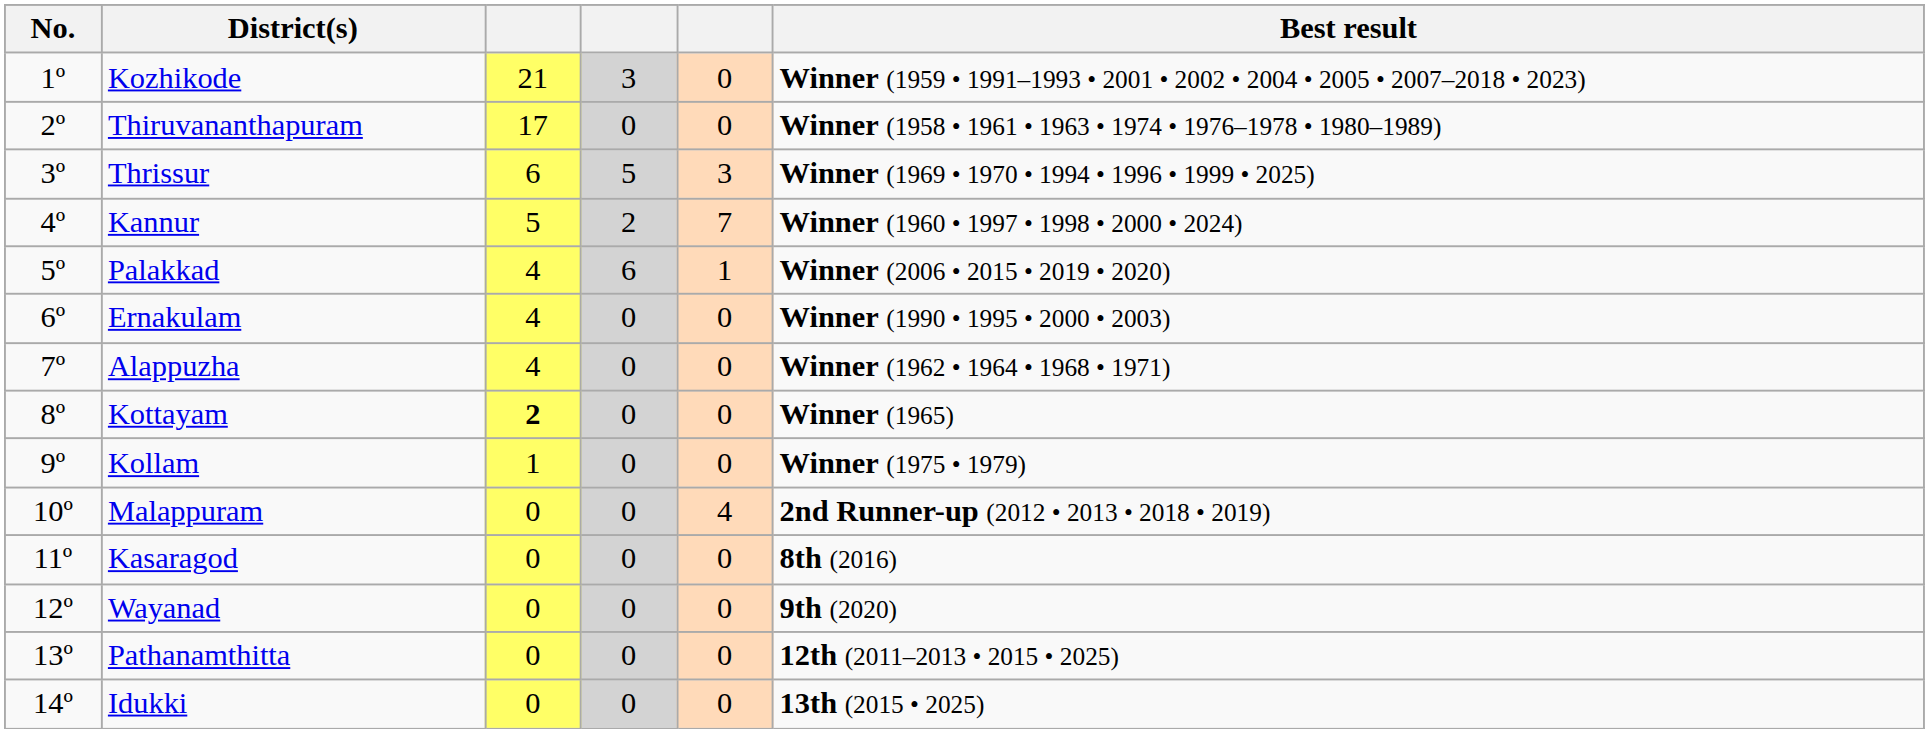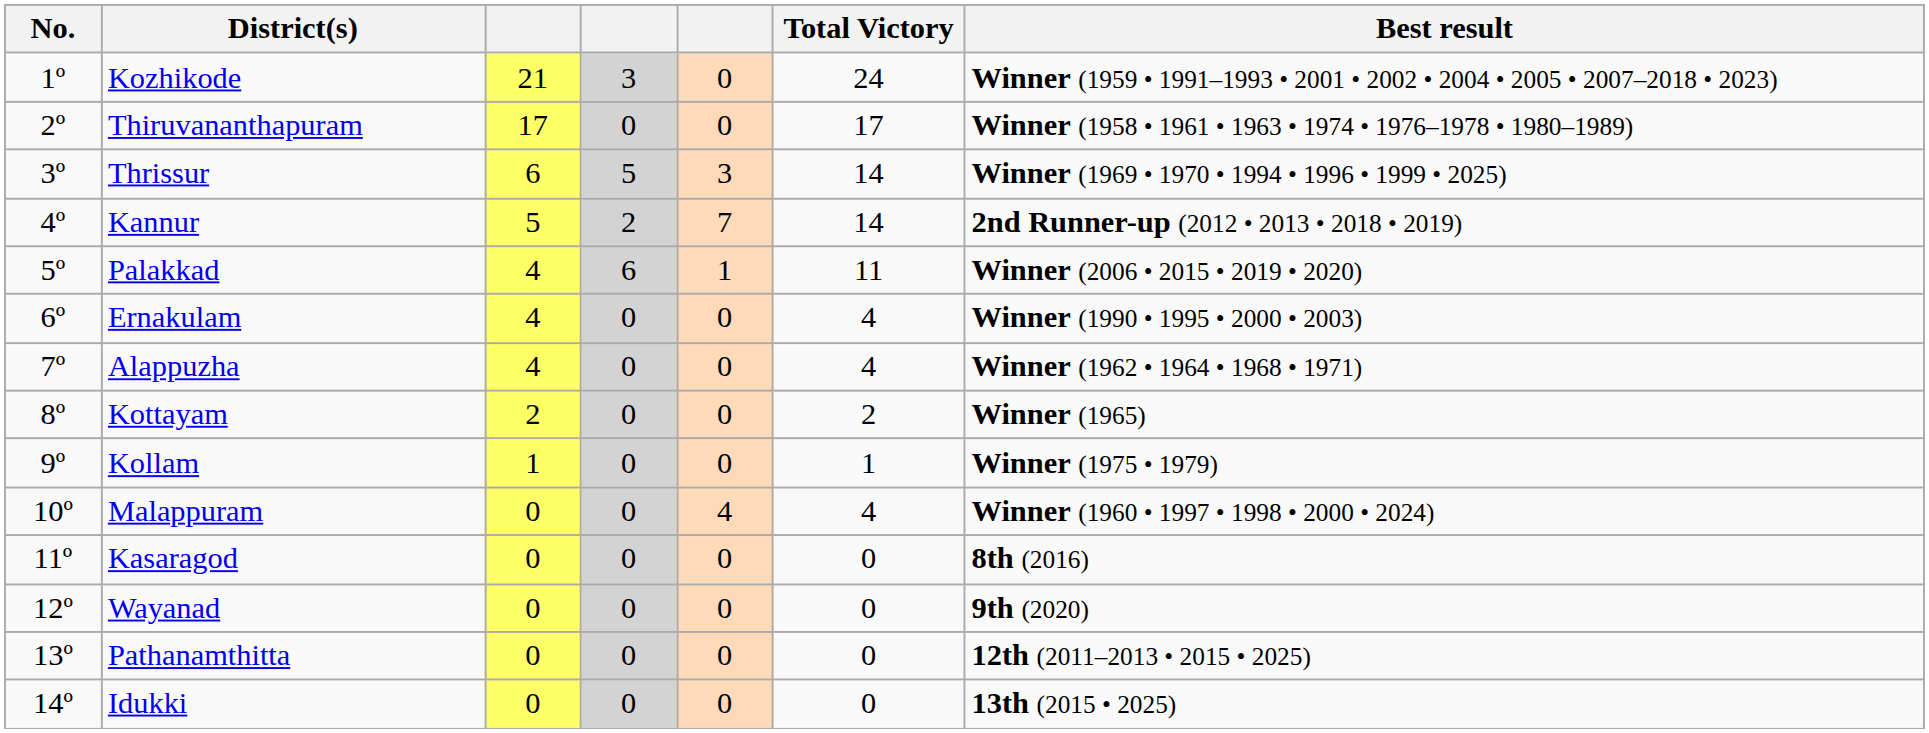+ column: (869, 28)
(1011, 221) Winner (1960 • 1997 • 1998 • 2000 • 2024) -> (1217, 221) 2nd Runner-up (2012 • 2013 • 2018 • 2019)
(533, 414) bold -> (533, 414) normal
(1025, 510) 2nd Runner-up (2012 • 2013 • 2018 • 2019) -> (1203, 510) Winner (1960 • 1997 • 1998 • 2000 • 2024)
